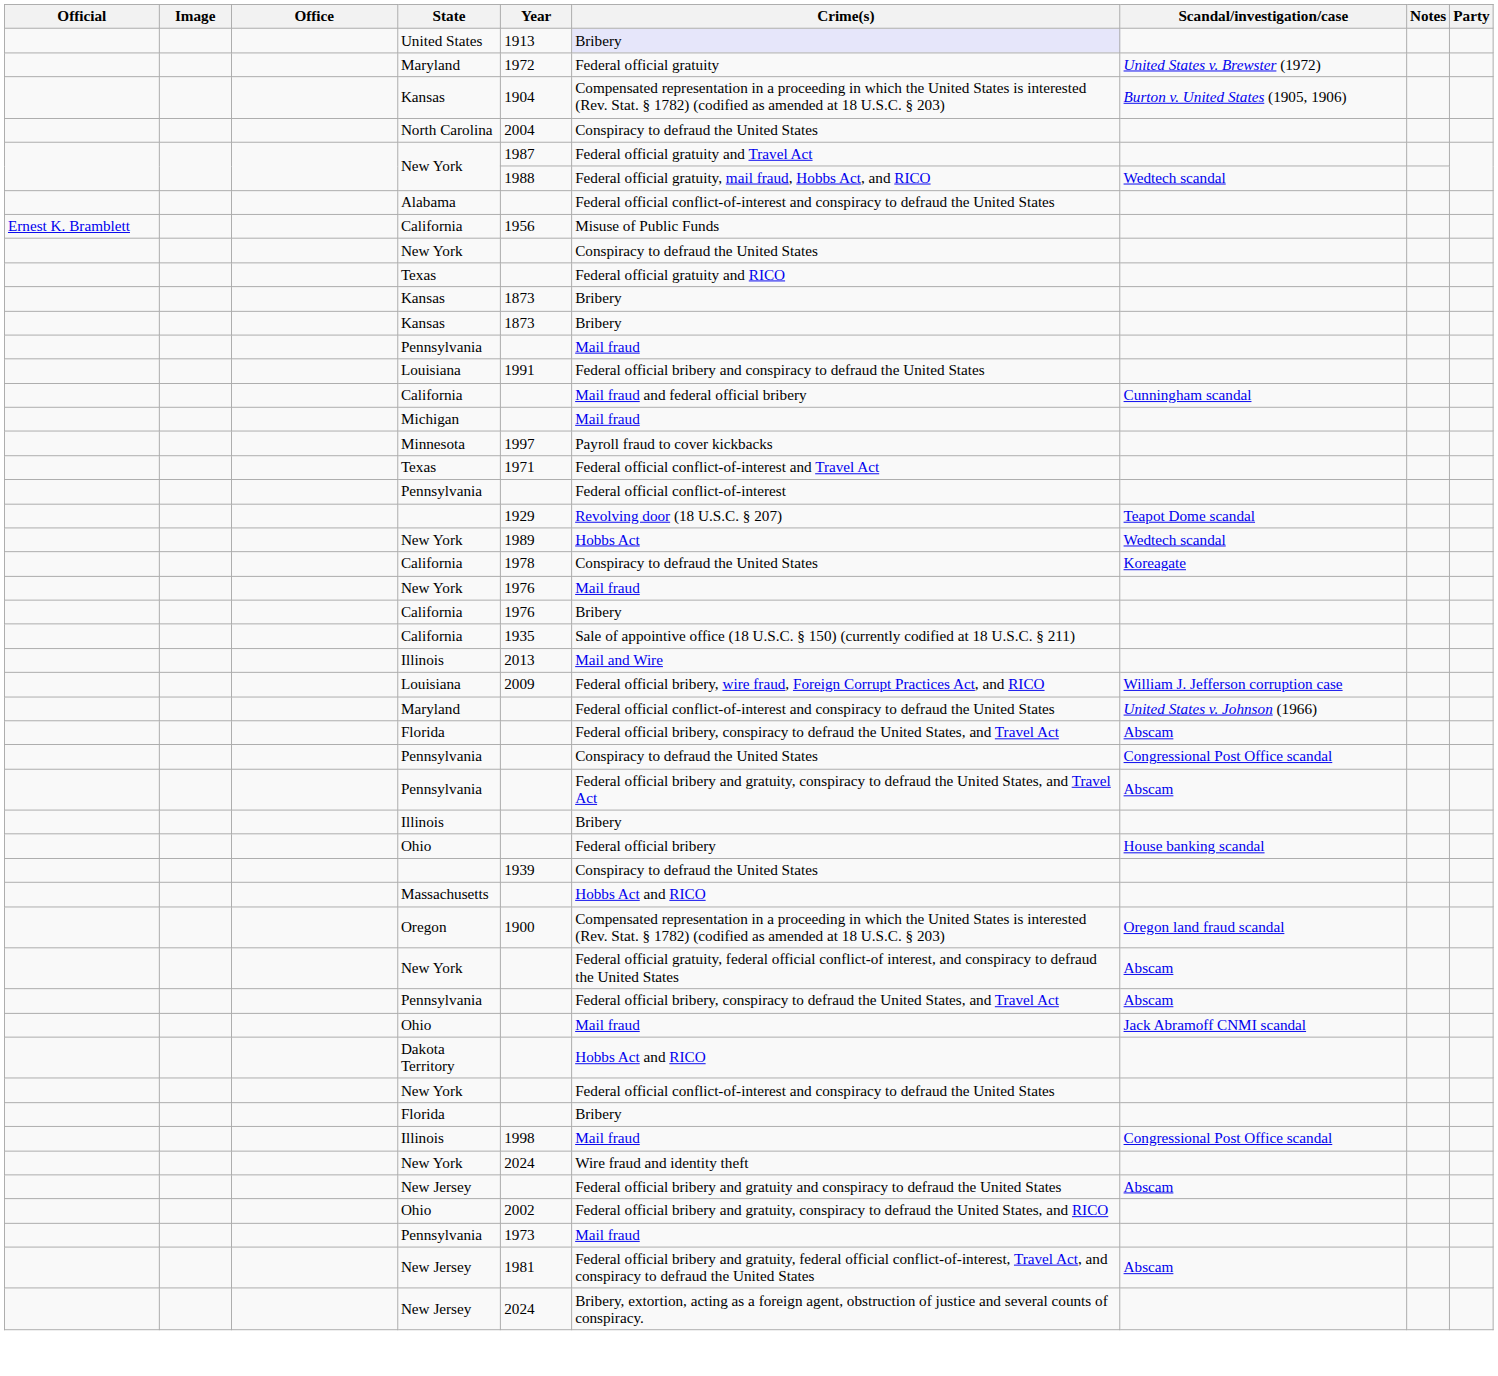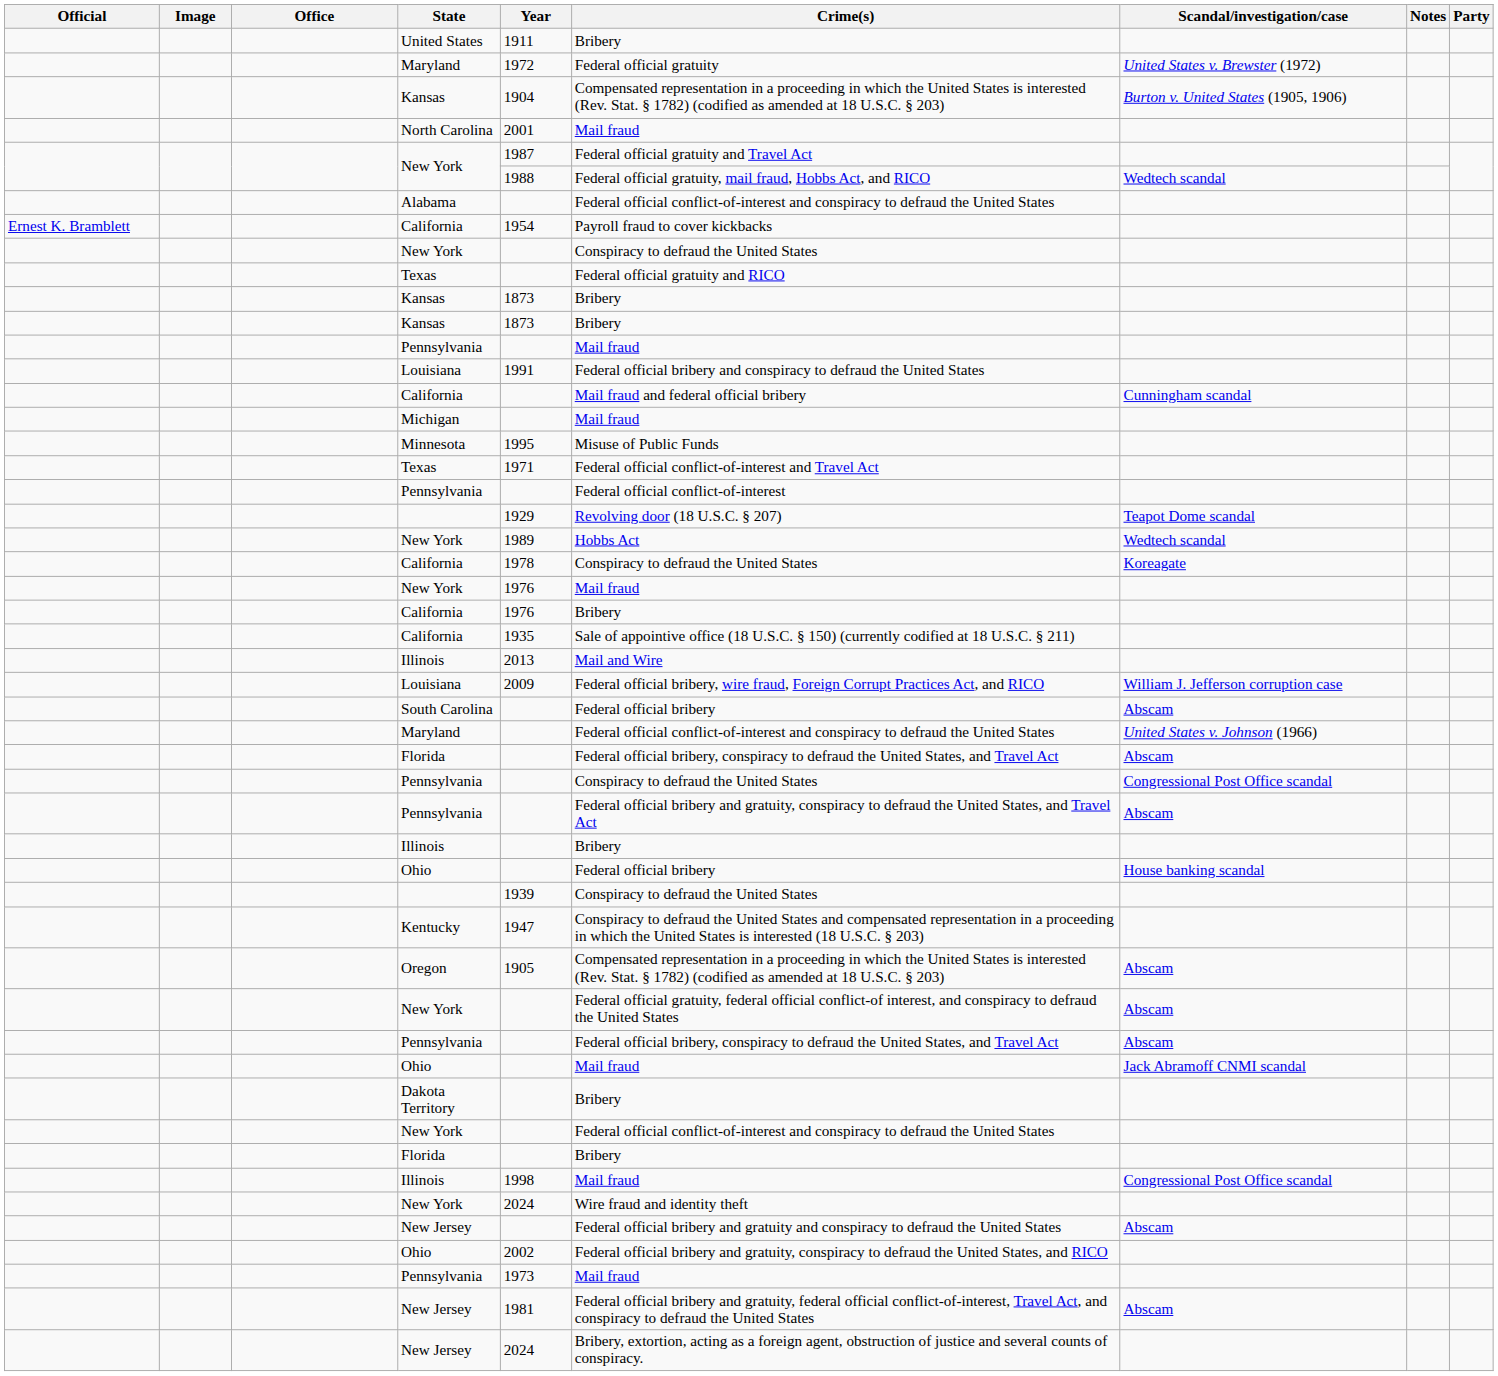(519, 40) 1913 -> (519, 40) 1911
(598, 40) lavender background -> (598, 40) no background
(519, 130) 2004 -> (519, 130) 2001
(697, 130) Conspiracy to defraud the United States -> (607, 130) Mail fraud
(519, 226) 1956 -> (519, 226) 1954
(647, 226) Misuse of Public Funds -> (674, 226) Payroll fraud to cover kickbacks
(519, 443) 1997 -> (519, 443) 1995
(674, 443) Payroll fraud to cover kickbacks -> (647, 443) Misuse of Public Funds
+ row: (82, 709)
- row: (82, 894)
+ row: (82, 927)
(519, 927) 1900 -> (519, 968) 1905
(1204, 927) Oregon land fraud scandal -> (1148, 968) Abscam
(640, 1057) Hobbs Act and RICO -> (598, 1098) Bribery
